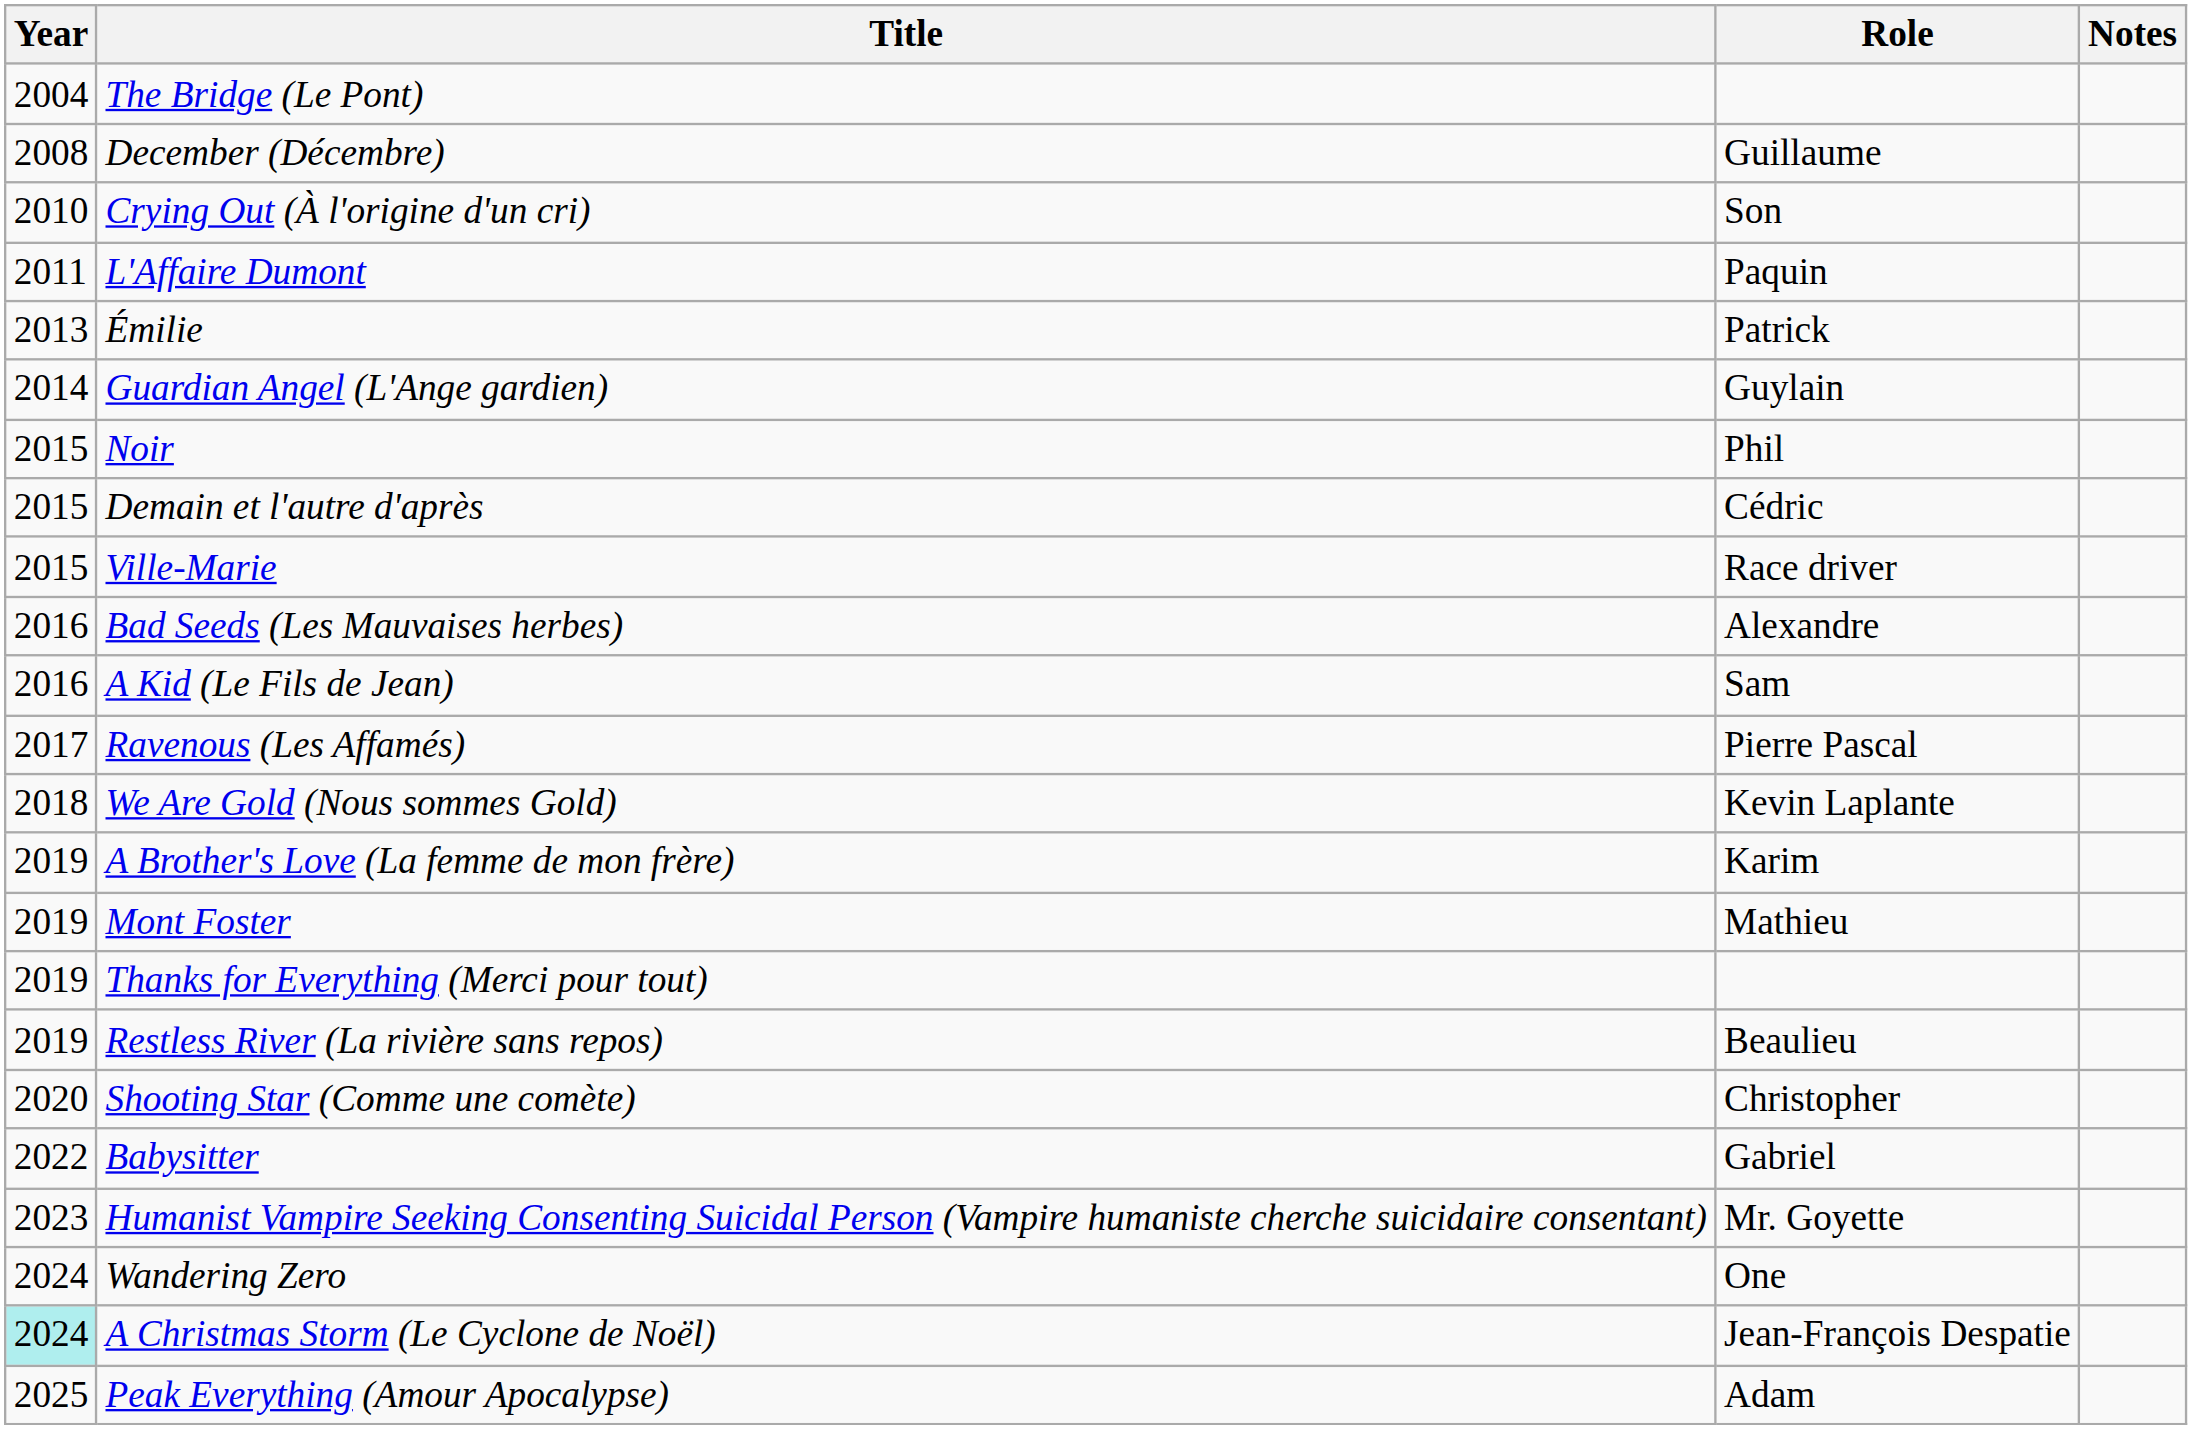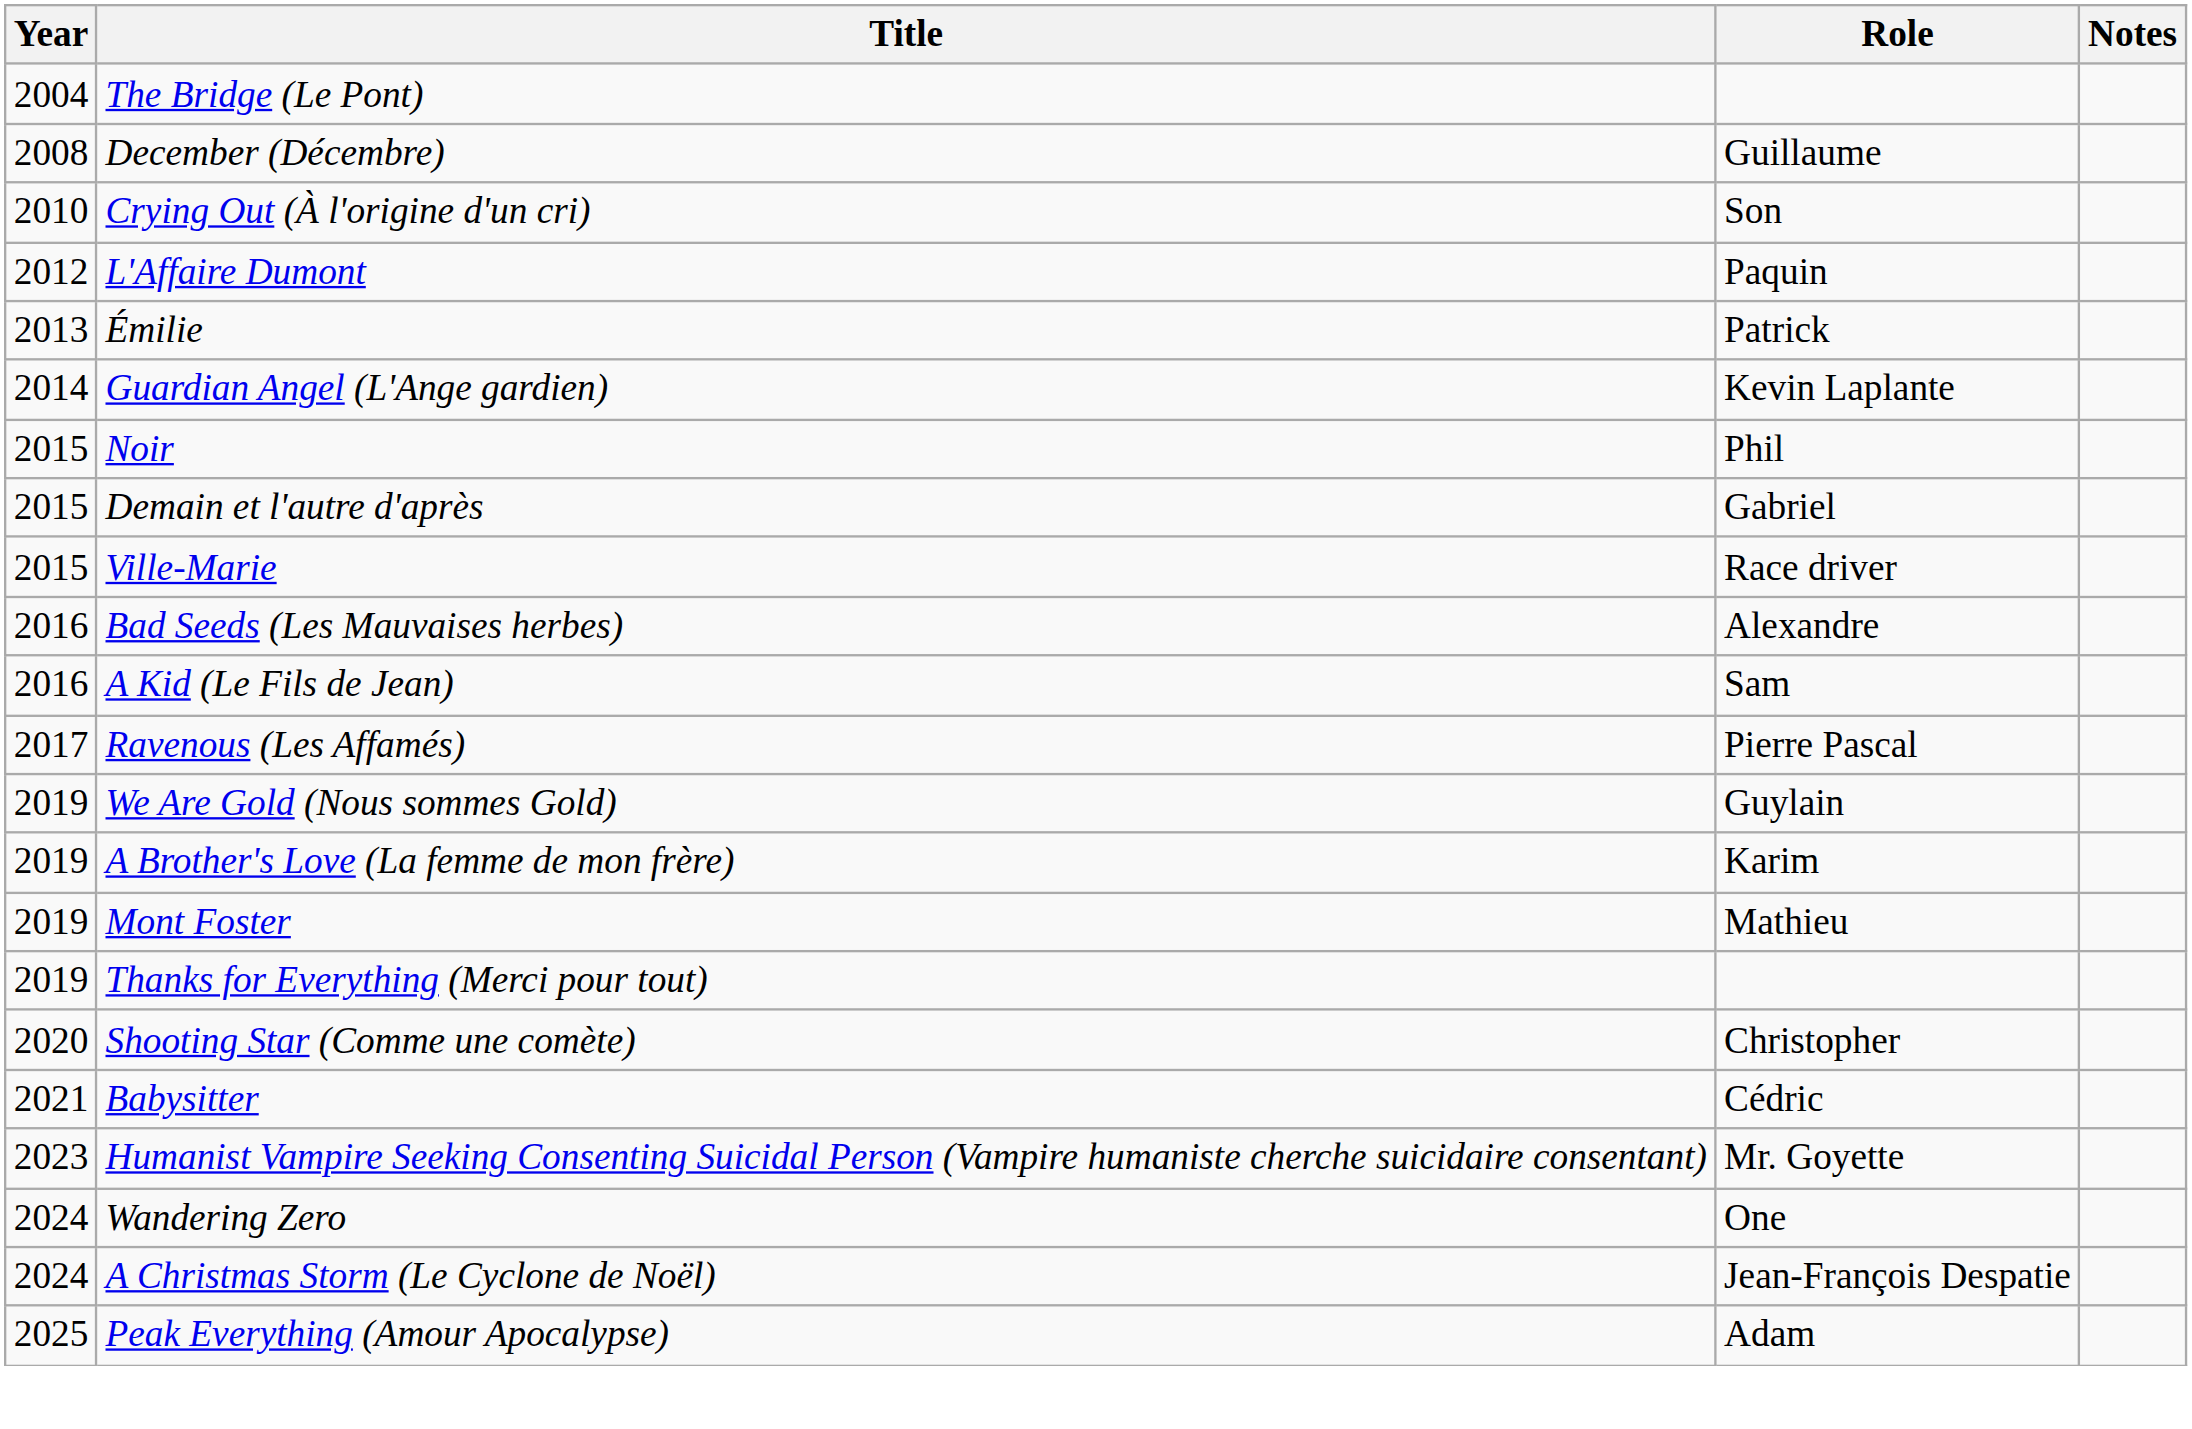(50, 270) 2011 -> (51, 270) 2012
(1784, 388) Guylain -> (1840, 388) Kevin Laplante
(1774, 507) Cédric -> (1780, 507) Gabriel
(51, 802) 2018 -> (51, 802) 2019
(1840, 802) Kevin Laplante -> (1784, 802) Guylain
- row: (384, 1039)
(51, 1157) 2022 -> (51, 1098) 2021
(1780, 1157) Gabriel -> (1774, 1098) Cédric
(51, 1334) paleturquoise background -> (51, 1275) no background
